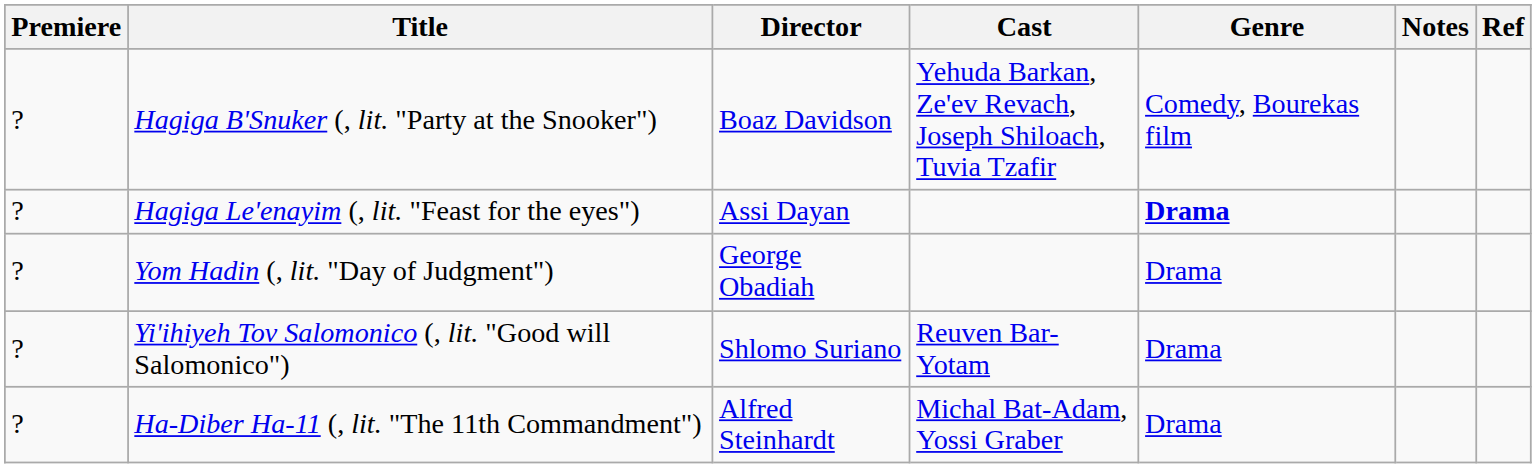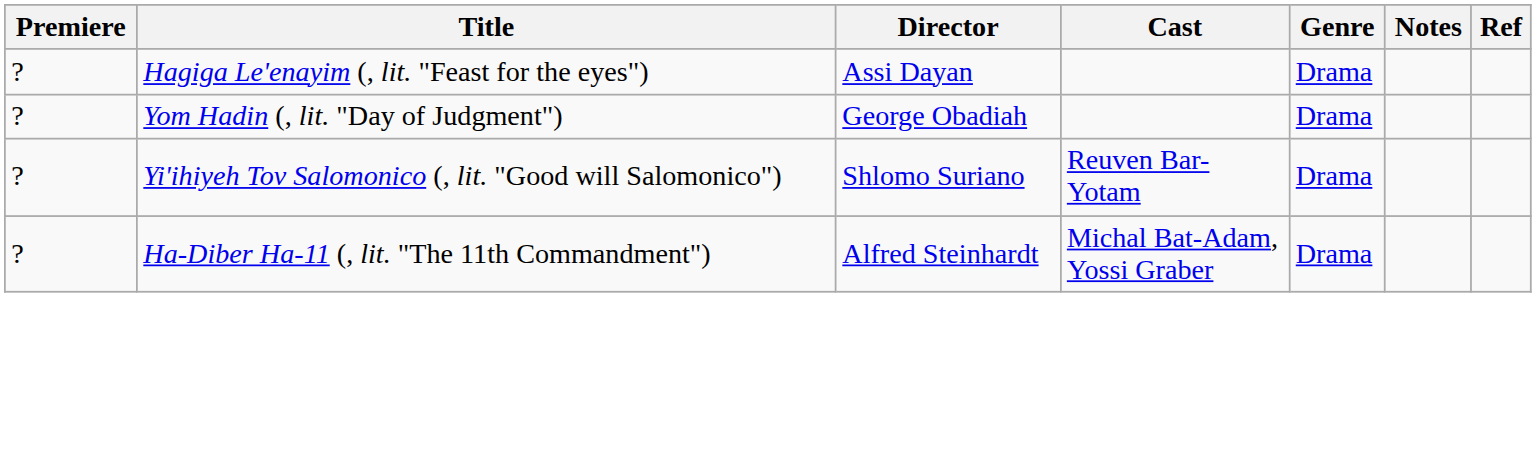- row: (396, 119)
(1187, 211) bold -> (1334, 71) normal
